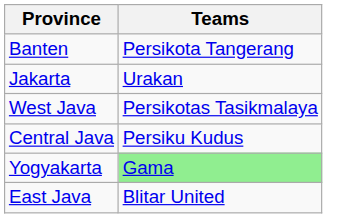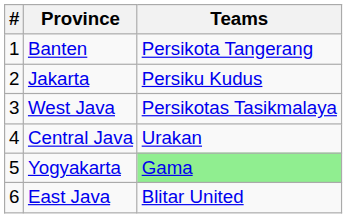+ column: (14, 19)
(153, 78) Urakan -> (202, 78) Persiku Kudus
(183, 138) Persiku Kudus -> (172, 138) Urakan
